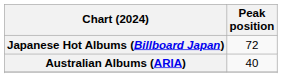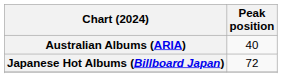rows swapped: (116, 63) <-> (116, 44)
